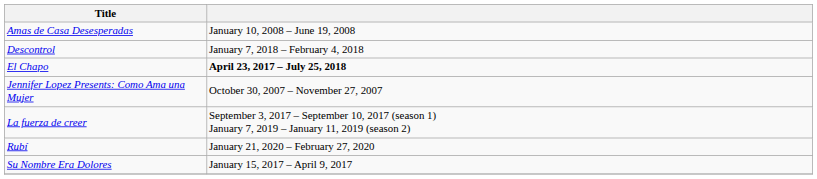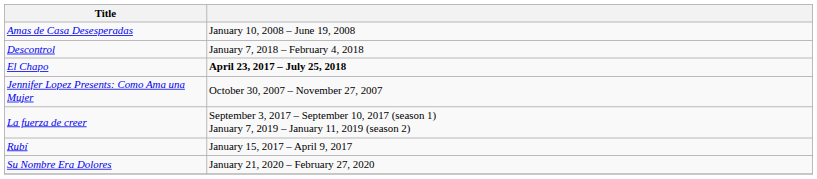(292, 146) January 21, 2020 – February 27, 2020 -> (281, 146) January 15, 2017 – April 9, 2017
(281, 164) January 15, 2017 – April 9, 2017 -> (292, 164) January 21, 2020 – February 27, 2020
